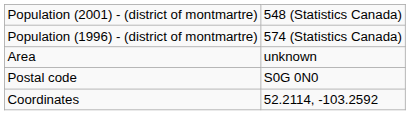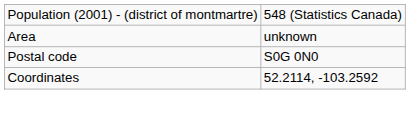- row: (133, 36)
